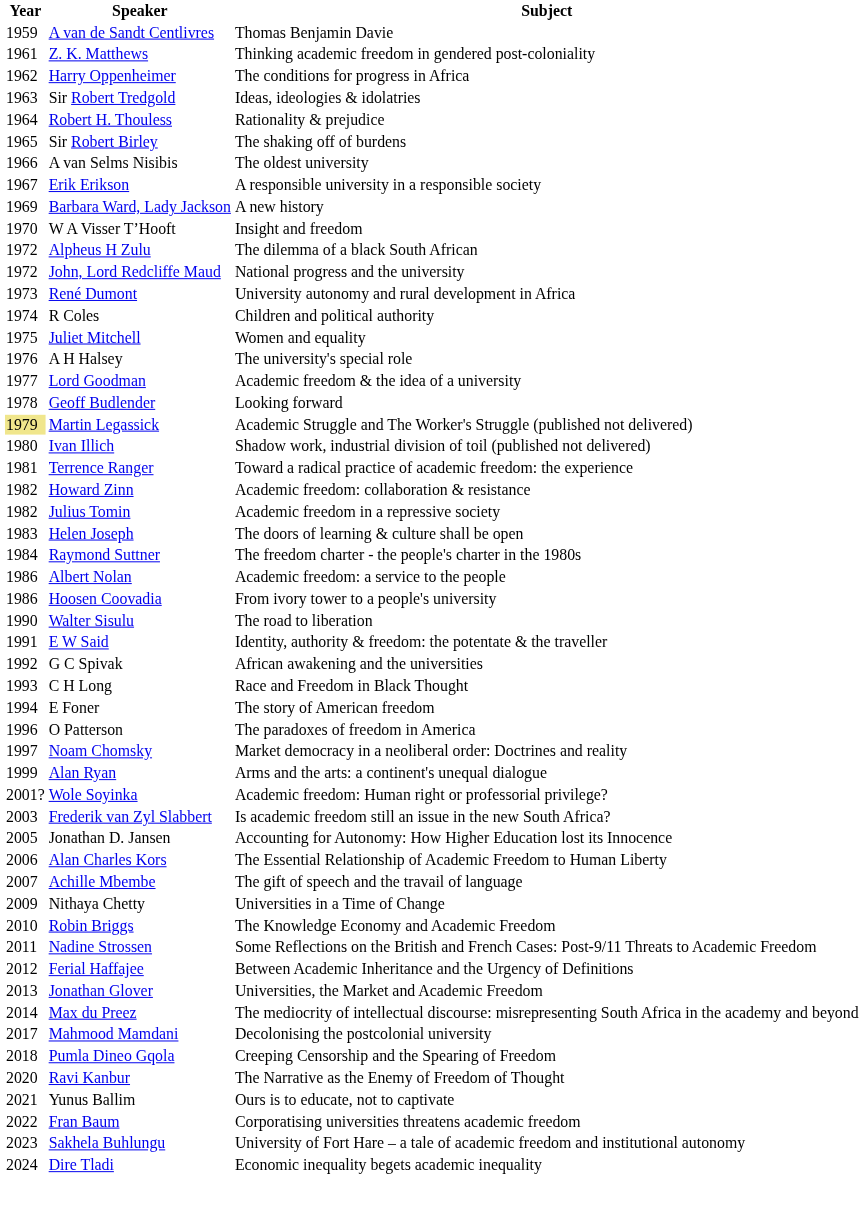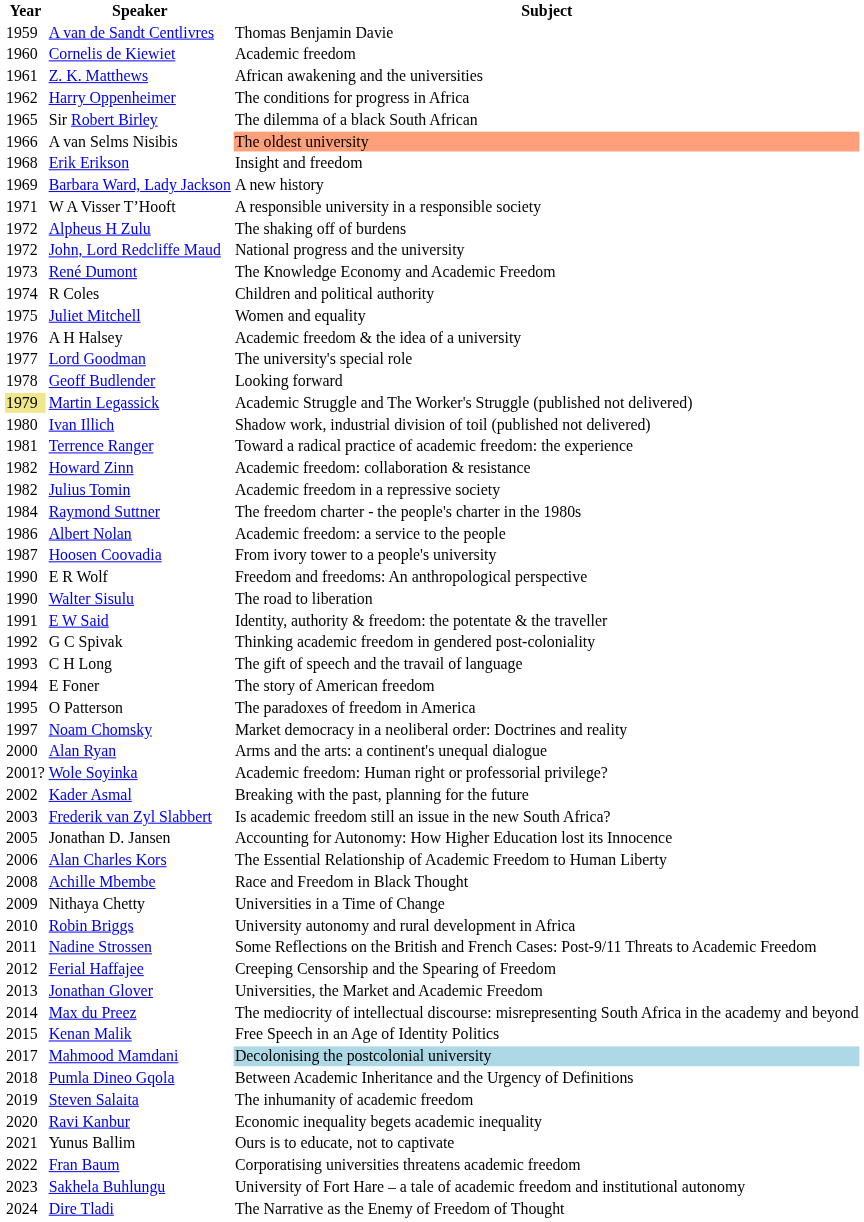+ row: (112, 54)
(415, 54) Thinking academic freedom in gendered post-coloniality -> (359, 76) African awakening and the universities
- row: (112, 98)
- row: (110, 119)
(321, 141) The shaking off of burdens -> (356, 119) The dilemma of a black South African
(302, 163) no background -> (302, 141) lightsalmon background
(22, 185) 1967 -> (22, 163) 1968
(388, 185) A responsible university in a responsible society -> (299, 163) Insight and freedom
(22, 228) 1970 -> (22, 206) 1971
(299, 228) Insight and freedom -> (388, 206) A responsible university in a responsible society
(356, 250) The dilemma of a black South African -> (321, 228) The shaking off of burdens
(405, 294) University autonomy and rural development in Africa -> (395, 272) The Knowledge Economy and Academic Freedom
(324, 359) The university's special role -> (378, 337) Academic freedom & the idea of a university
(378, 381) Academic freedom & the idea of a university -> (324, 359) The university's special role
- row: (91, 533)
(22, 598) 1986 -> (22, 555) 1987
+ row: (78, 577)
(359, 664) African awakening and the universities -> (415, 642) Thinking academic freedom in gendered post-coloniality
(352, 686) Race and Freedom in Black Thought -> (379, 664) The gift of speech and the travail of language
(22, 729) 1996 -> (22, 707) 1995
(22, 773) 1999 -> (22, 751) 2000
+ row: (90, 794)
(22, 882) 2007 -> (22, 882) 2008
(379, 882) The gift of speech and the travail of language -> (352, 882) Race and Freedom in Black Thought
(395, 925) The Knowledge Economy and Academic Freedom -> (405, 925) University autonomy and rural development in Africa
(434, 969) Between Academic Inheritance and the Urgency of Definitions -> (395, 969) Creeping Censorship and the Spearing of Freedom
+ row: (90, 1034)
(363, 1034) no background -> (363, 1056) lightblue background
(395, 1056) Creeping Censorship and the Spearing of Freedom -> (434, 1078) Between Academic Inheritance and the Urgency of Definitions
+ row: (94, 1099)
(400, 1078) The Narrative as the Enemy of Freedom of Thought -> (388, 1121) Economic inequality begets academic inequality
(388, 1165) Economic inequality begets academic inequality -> (400, 1208) The Narrative as the Enemy of Freedom of Thought
